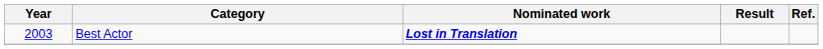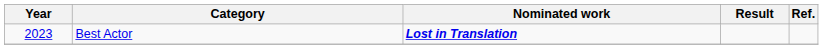(38, 34) 2003 -> (38, 34) 2023
